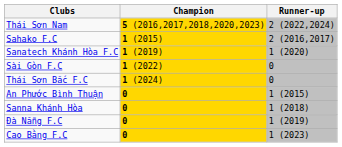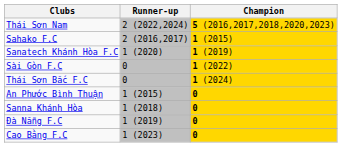columns swapped: (194, 11) <-> (302, 11)
